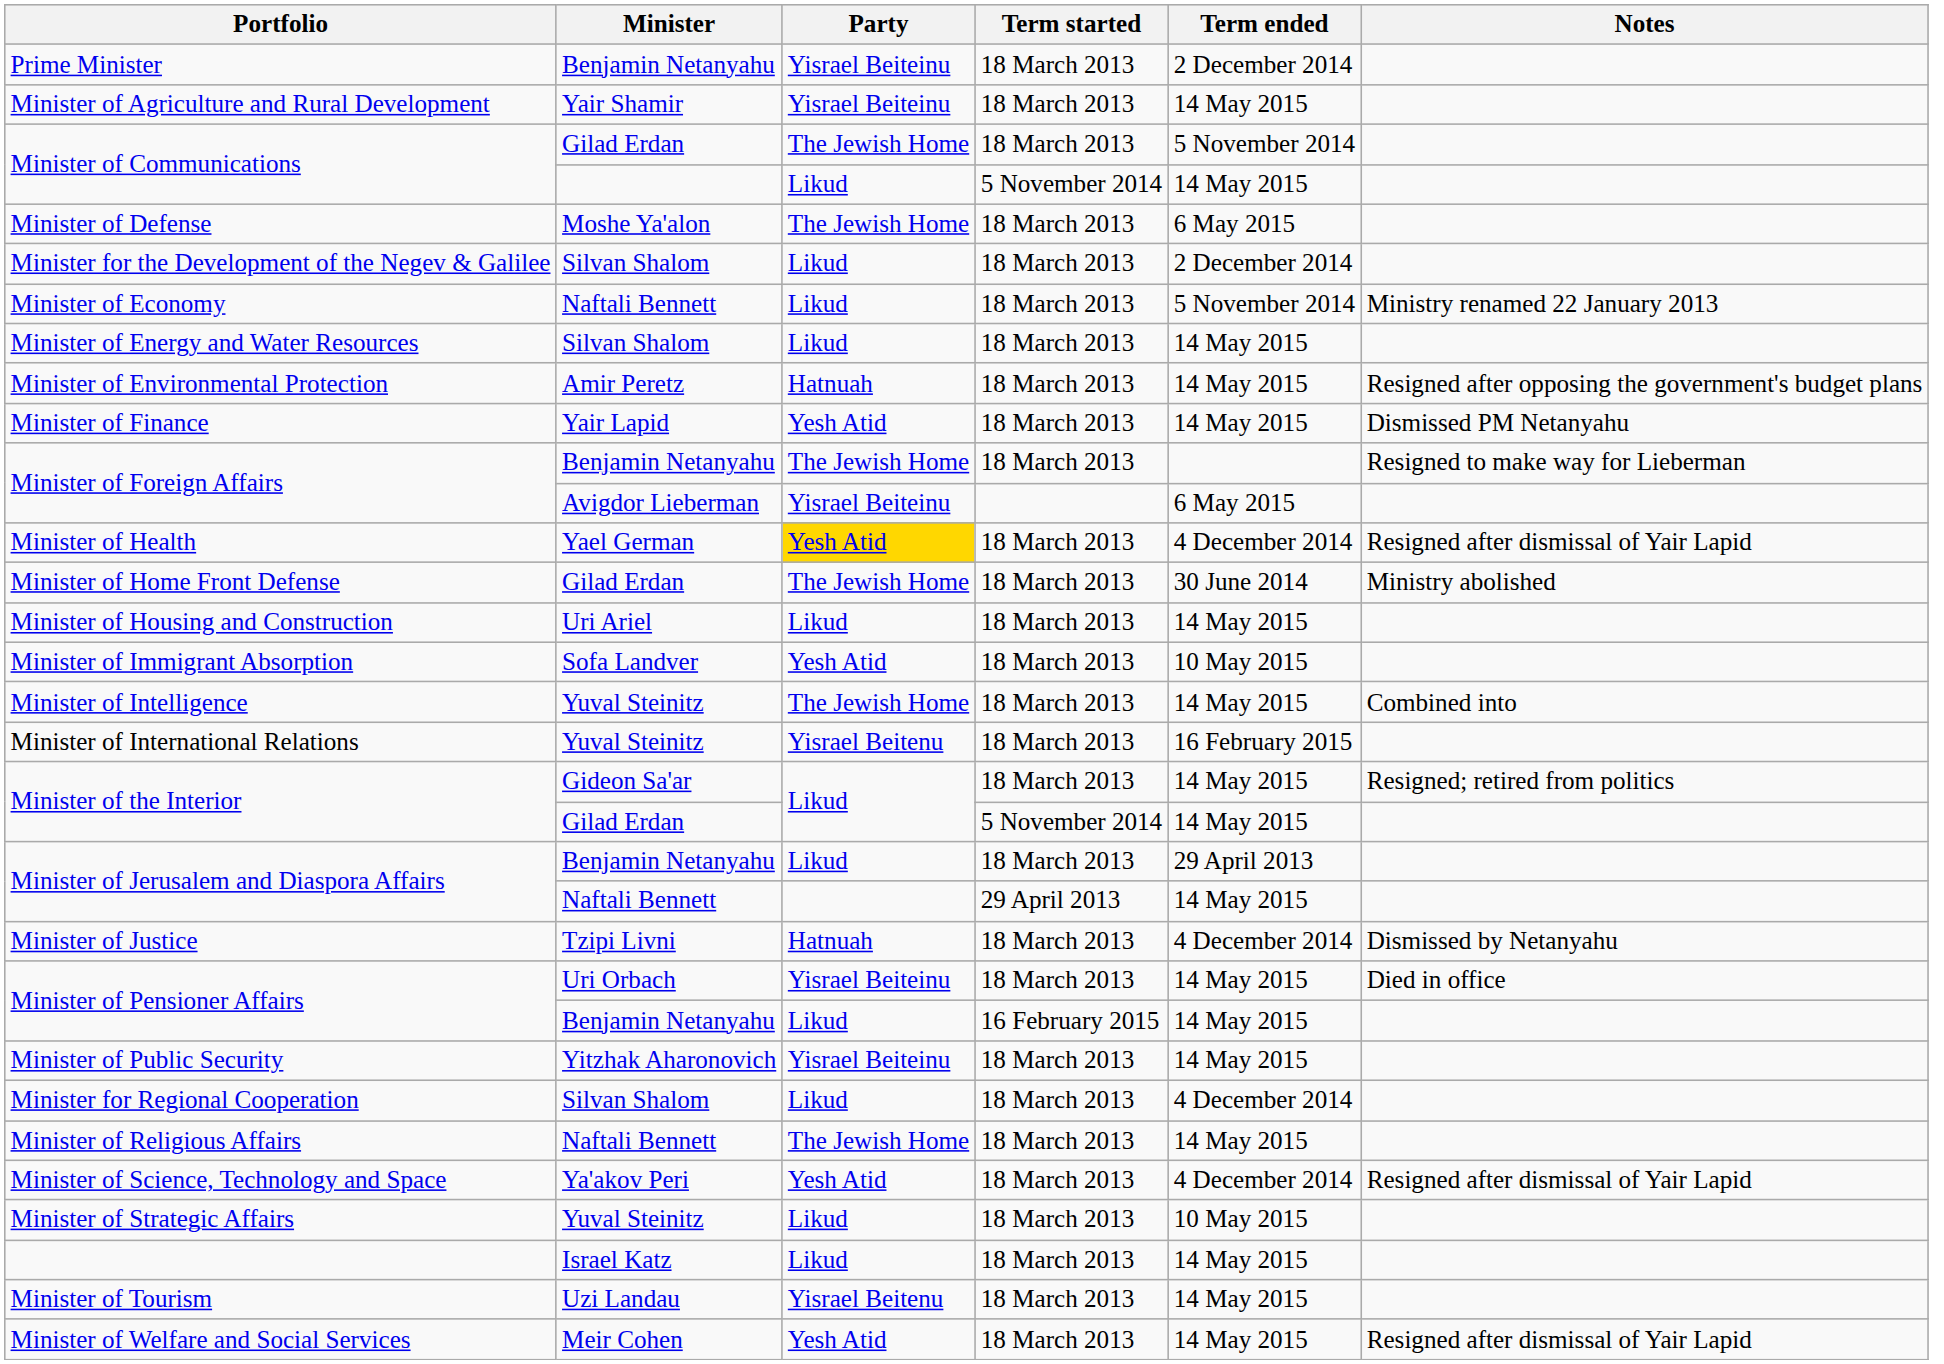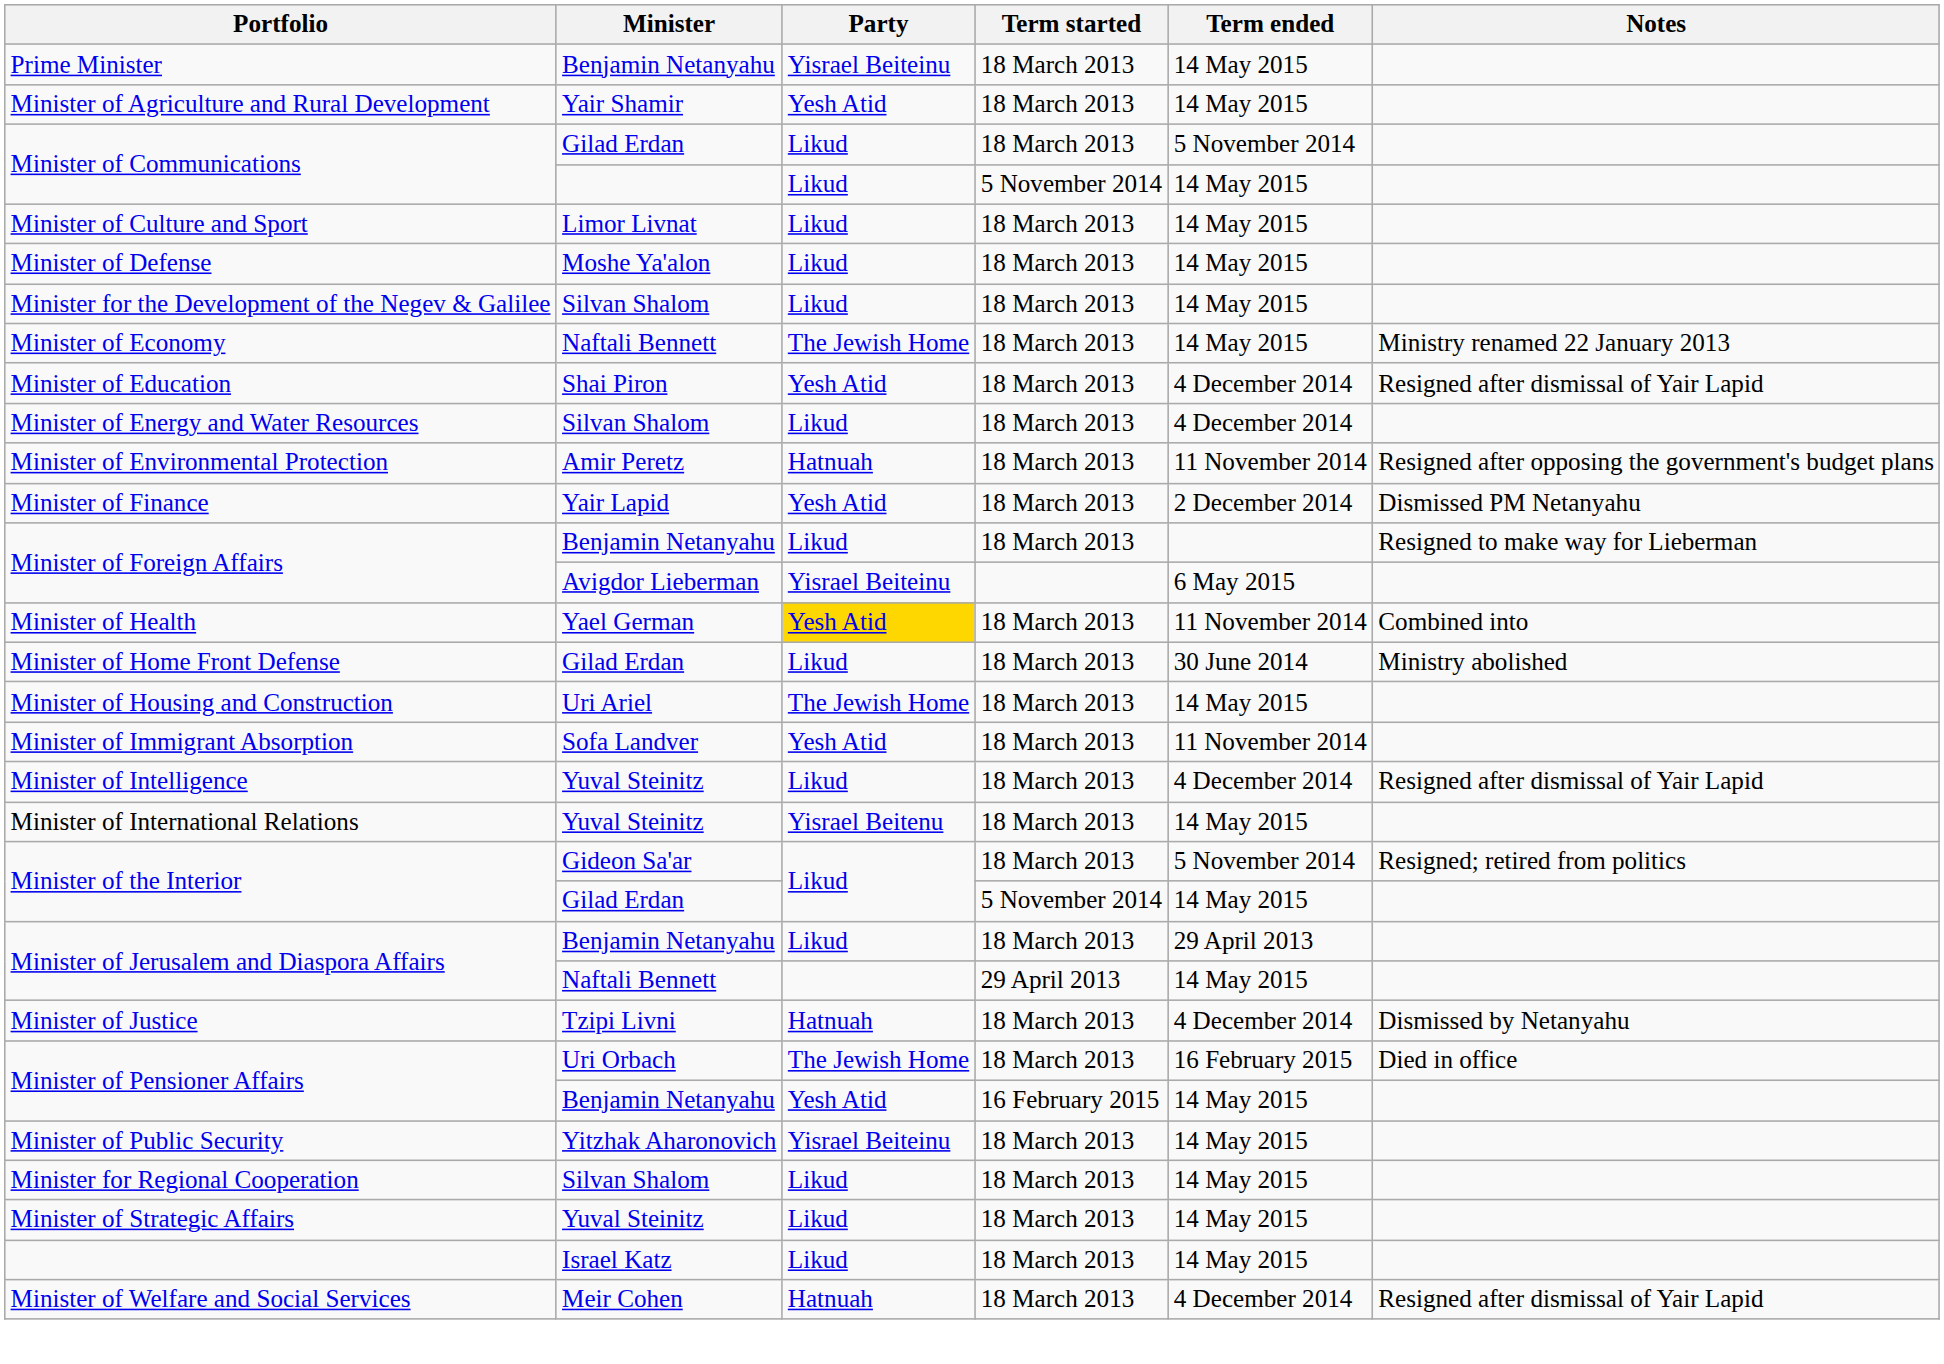(1263, 64) 2 December 2014 -> (1241, 64) 14 May 2015
(869, 104) Yisrael Beiteinu -> (837, 104) Yesh Atid
(879, 143) The Jewish Home -> (818, 143) Likud
+ row: (159, 223)
(879, 223) The Jewish Home -> (818, 263) Likud
(1234, 223) 6 May 2015 -> (1241, 263) 14 May 2015
(1263, 263) 2 December 2014 -> (1241, 303) 14 May 2015
(818, 303) Likud -> (879, 343) The Jewish Home
(1264, 303) 5 November 2014 -> (1241, 343) 14 May 2015
+ row: (121, 382)
(1241, 343) 14 May 2015 -> (1263, 422) 4 December 2014
(1241, 382) 14 May 2015 -> (1270, 462) 11 November 2014
(1241, 422) 14 May 2015 -> (1263, 502) 2 December 2014
(879, 462) The Jewish Home -> (818, 542) Likud
(1263, 542) 4 December 2014 -> (1270, 622) 11 November 2014
(1559, 542) Resigned after dismissal of Yair Lapid -> (1453, 622) Combined into
(879, 582) The Jewish Home -> (818, 661) Likud
(818, 622) Likud -> (879, 701) The Jewish Home
(1241, 661) 10 May 2015 -> (1270, 741) 11 November 2014
(879, 701) The Jewish Home -> (818, 781) Likud
(1241, 701) 14 May 2015 -> (1263, 781) 4 December 2014
(1442, 701) Combined into -> (1571, 781) Resigned after dismissal of Yair Lapid
(1263, 741) 16 February 2015 -> (1241, 821) 14 May 2015
(1241, 781) 14 May 2015 -> (1264, 861) 5 November 2014
(869, 980) Yisrael Beiteinu -> (879, 1060) The Jewish Home
(1241, 980) 14 May 2015 -> (1263, 1060) 16 February 2015
(818, 1020) Likud -> (837, 1100) Yesh Atid
(1263, 1100) 4 December 2014 -> (1241, 1179) 14 May 2015
- row: (156, 1139)
- row: (229, 1179)
(1241, 1219) 10 May 2015 -> (1241, 1219) 14 May 2015
- row: (111, 1299)
(837, 1339) Yesh Atid -> (830, 1299) Hatnuah
(1241, 1339) 14 May 2015 -> (1263, 1299) 4 December 2014
